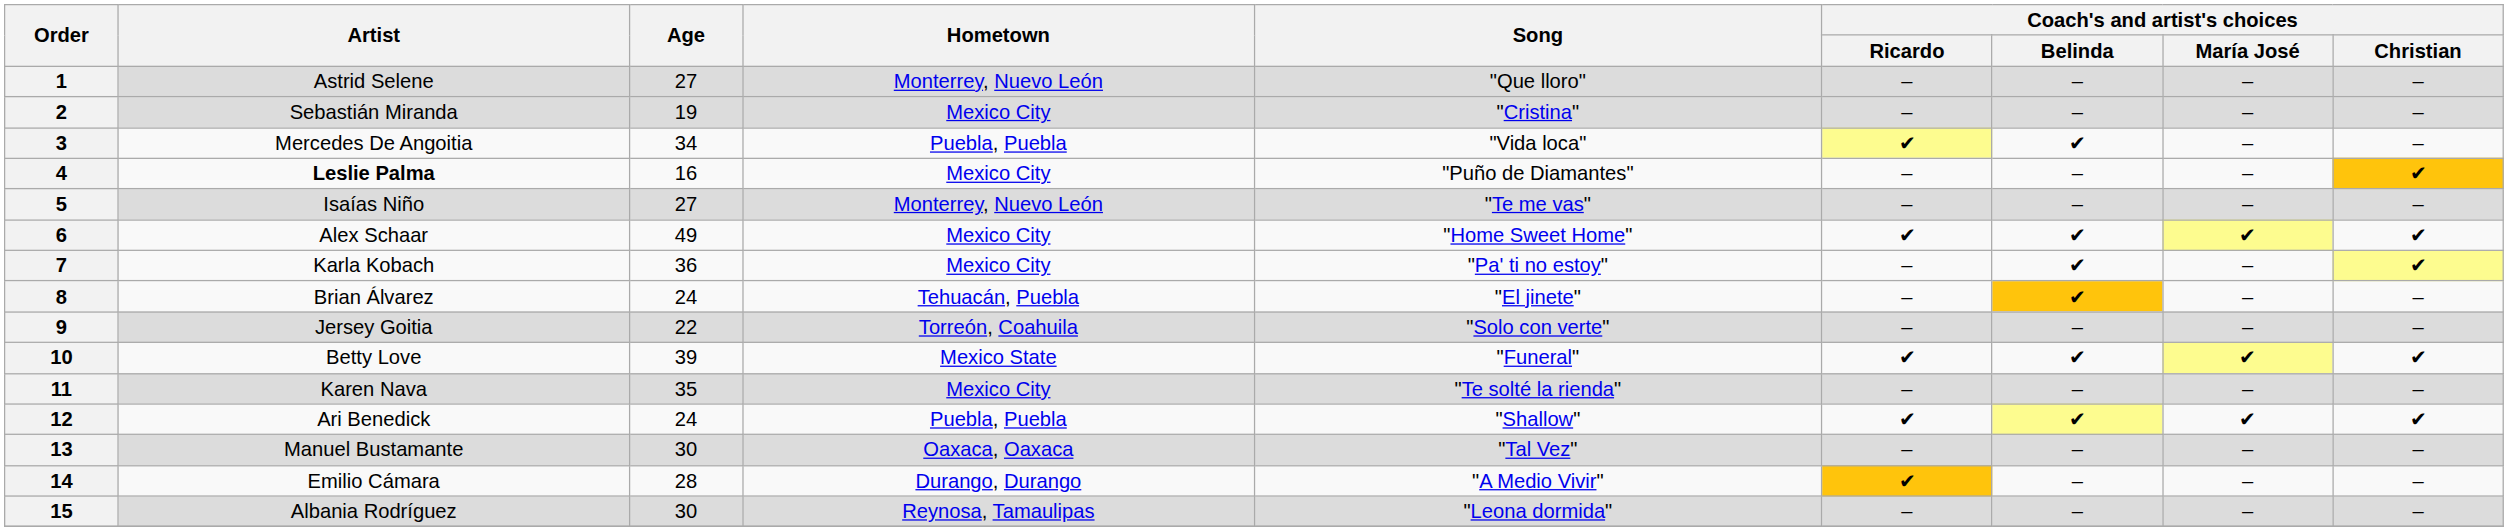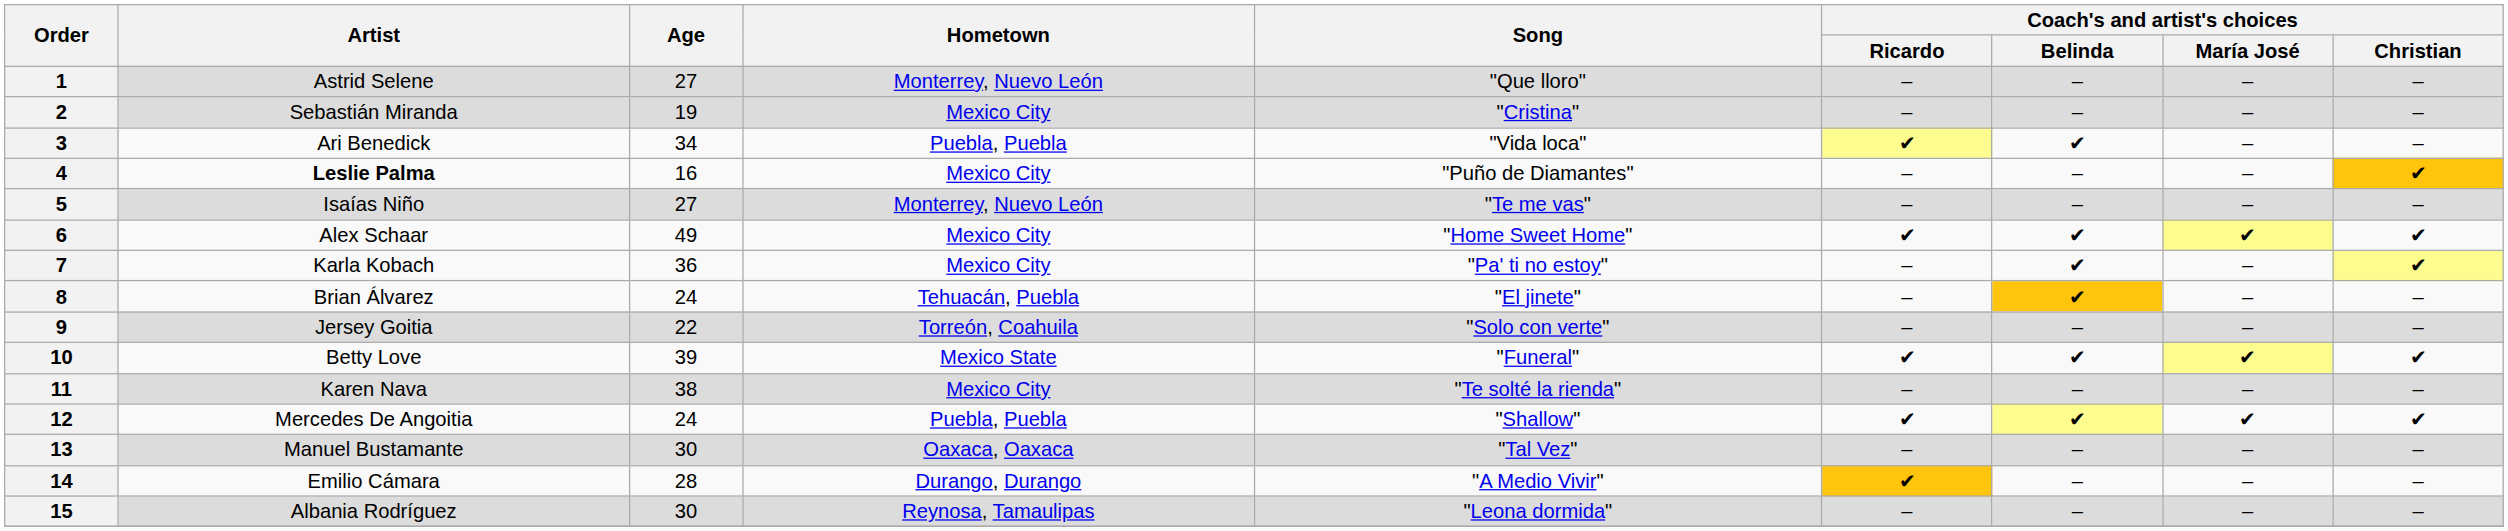(374, 143) Mercedes De Angoitia -> (374, 143) Ari Benedick
(686, 389) 35 -> (686, 389) 38
(374, 419) Ari Benedick -> (374, 419) Mercedes De Angoitia
